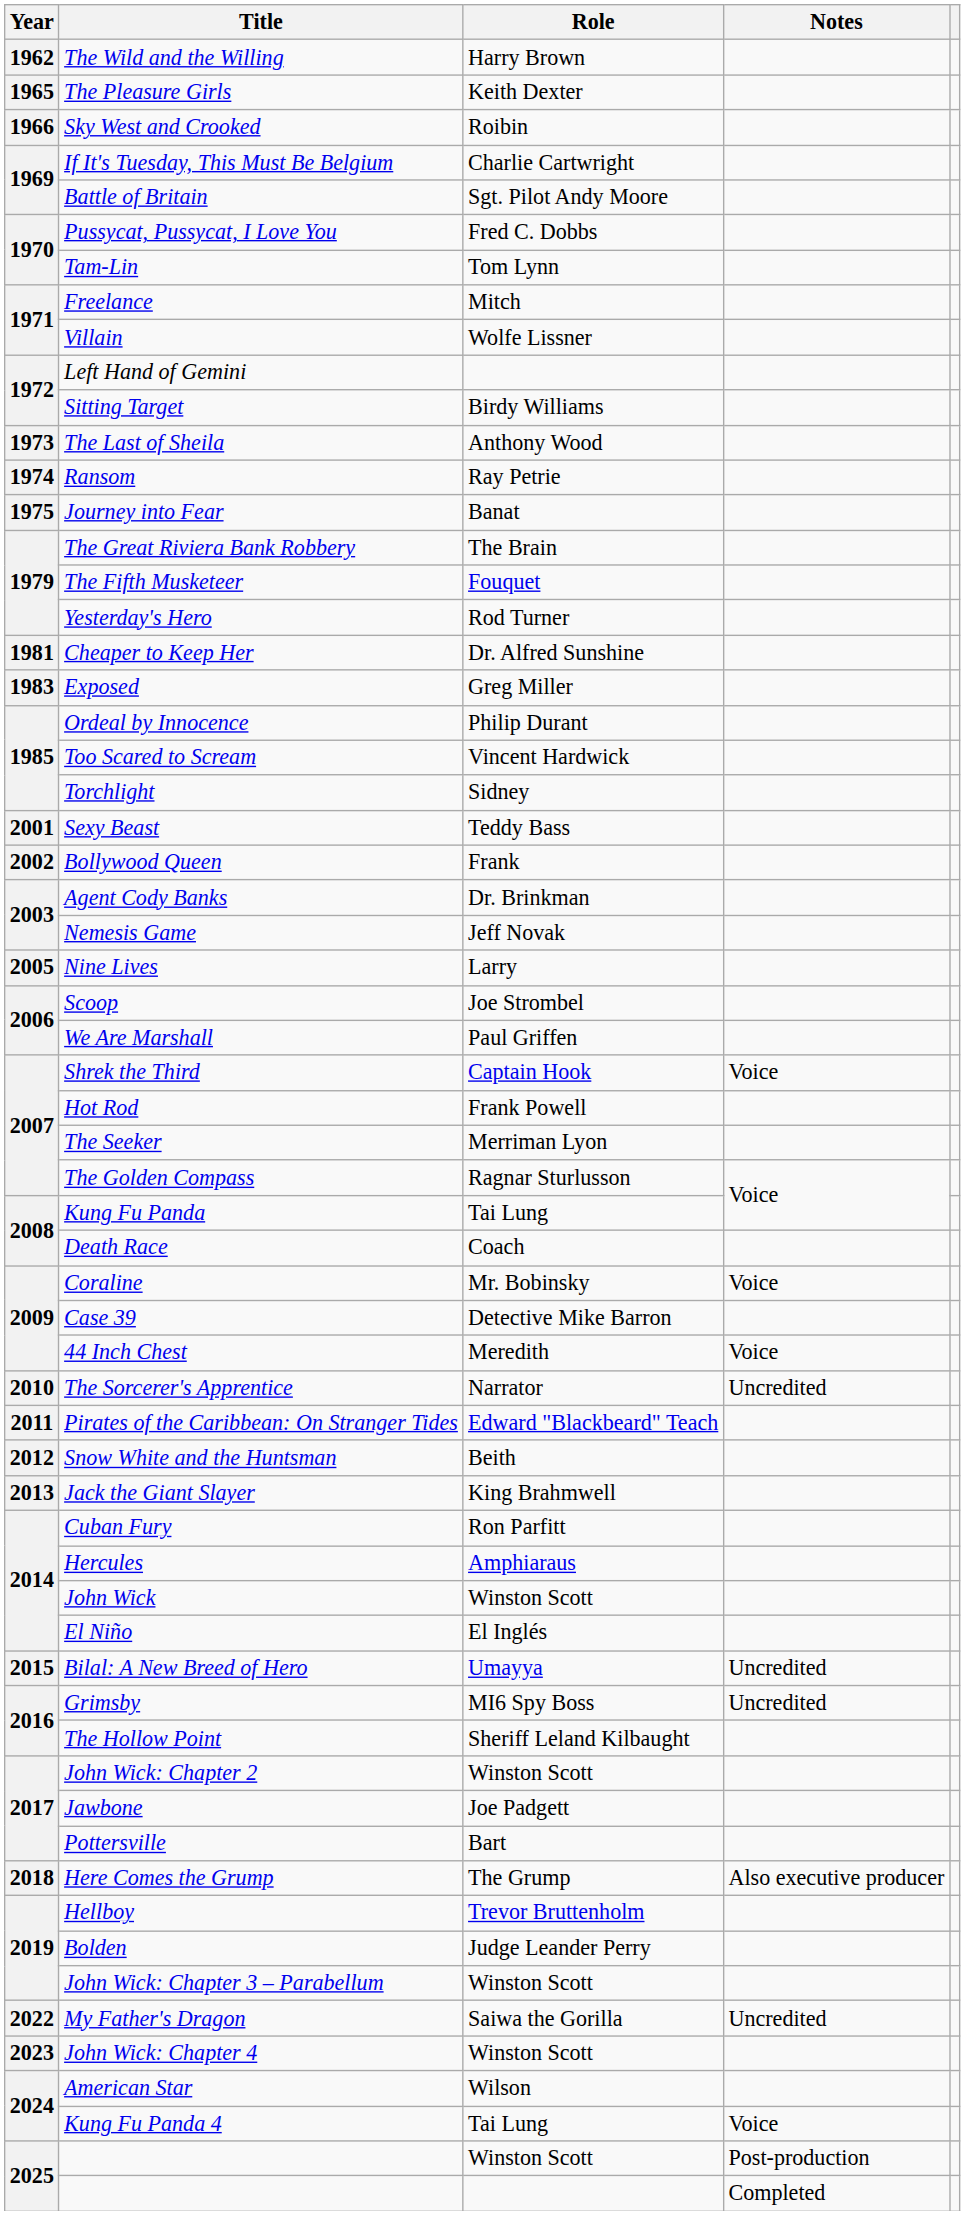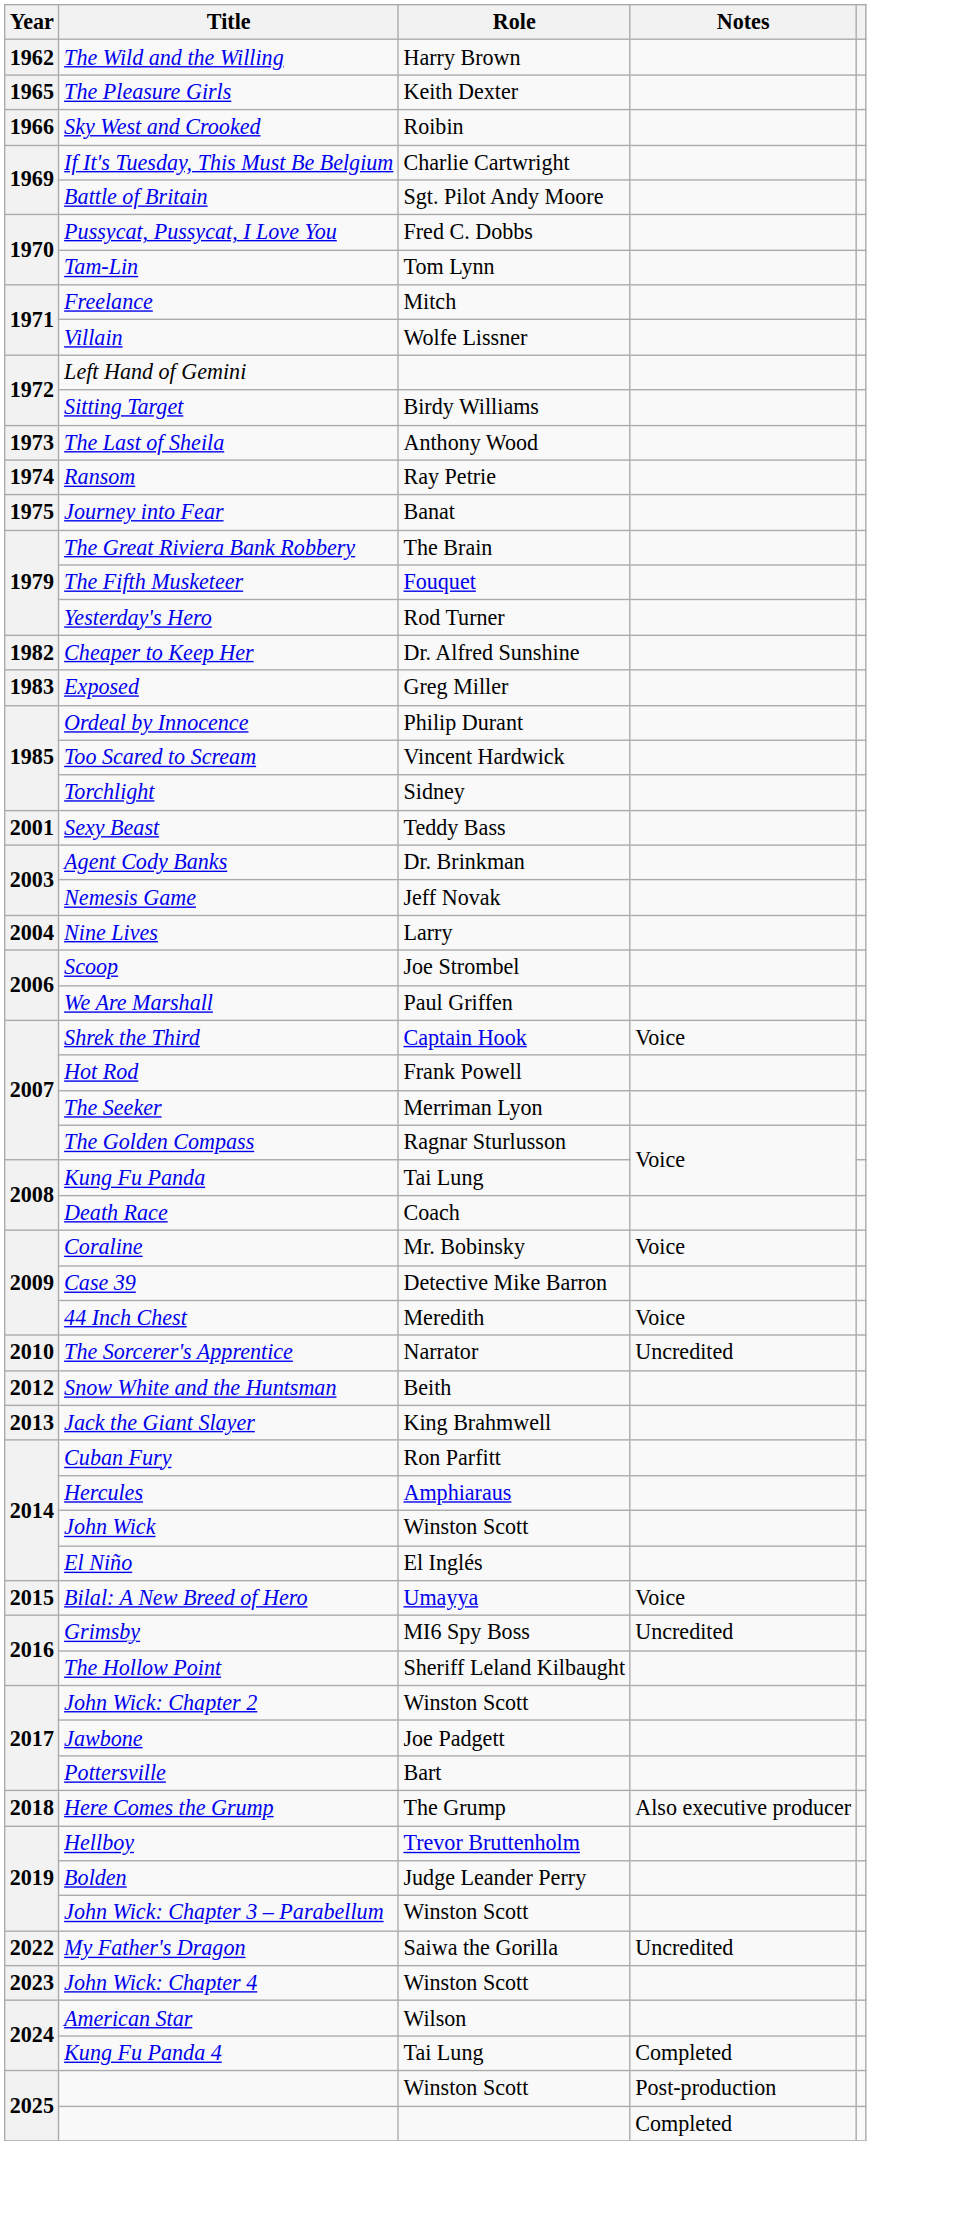(32, 652) 1981 -> (32, 652) 1982
- row: (143, 862)
(32, 967) 2005 -> (32, 932) 2004
- row: (261, 1422)
(778, 1667) Uncredited -> (660, 1597) Voice
(753, 2123) Voice -> (684, 2053) Completed
